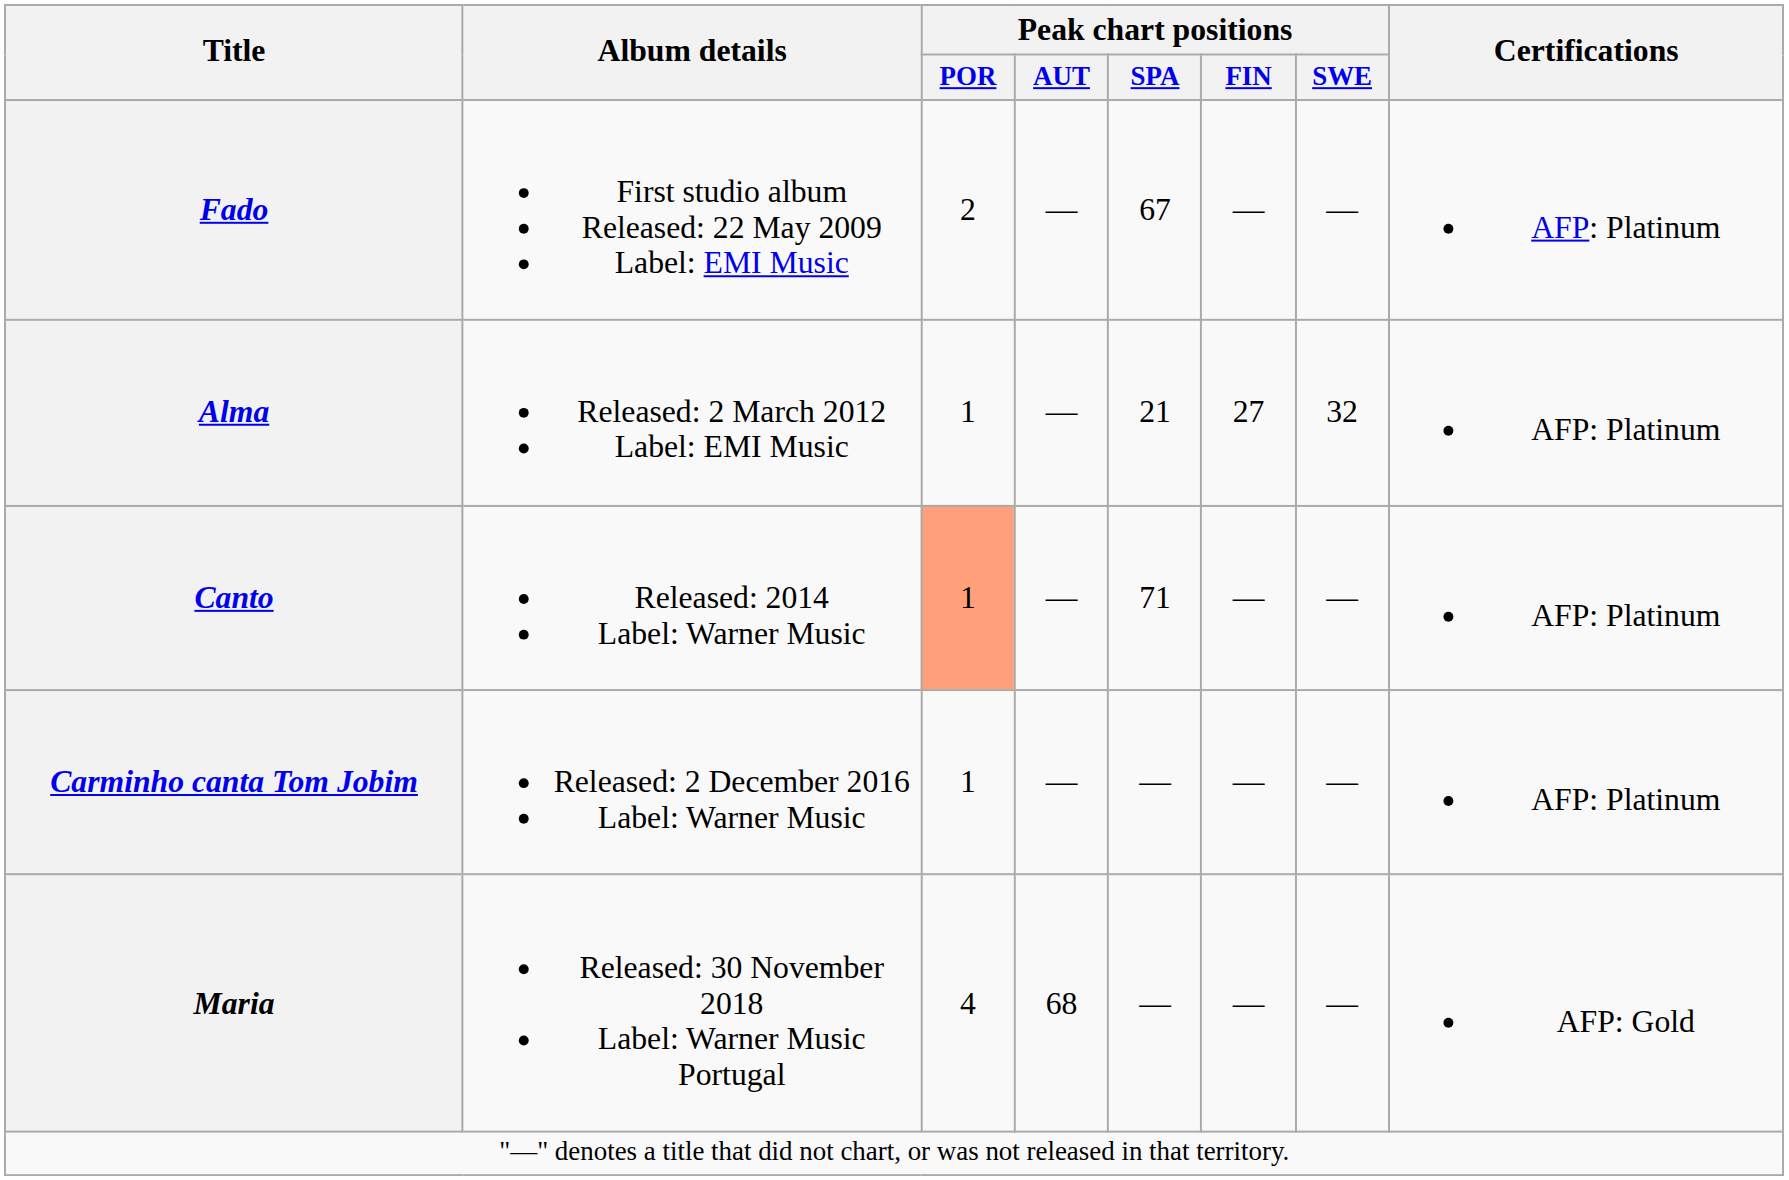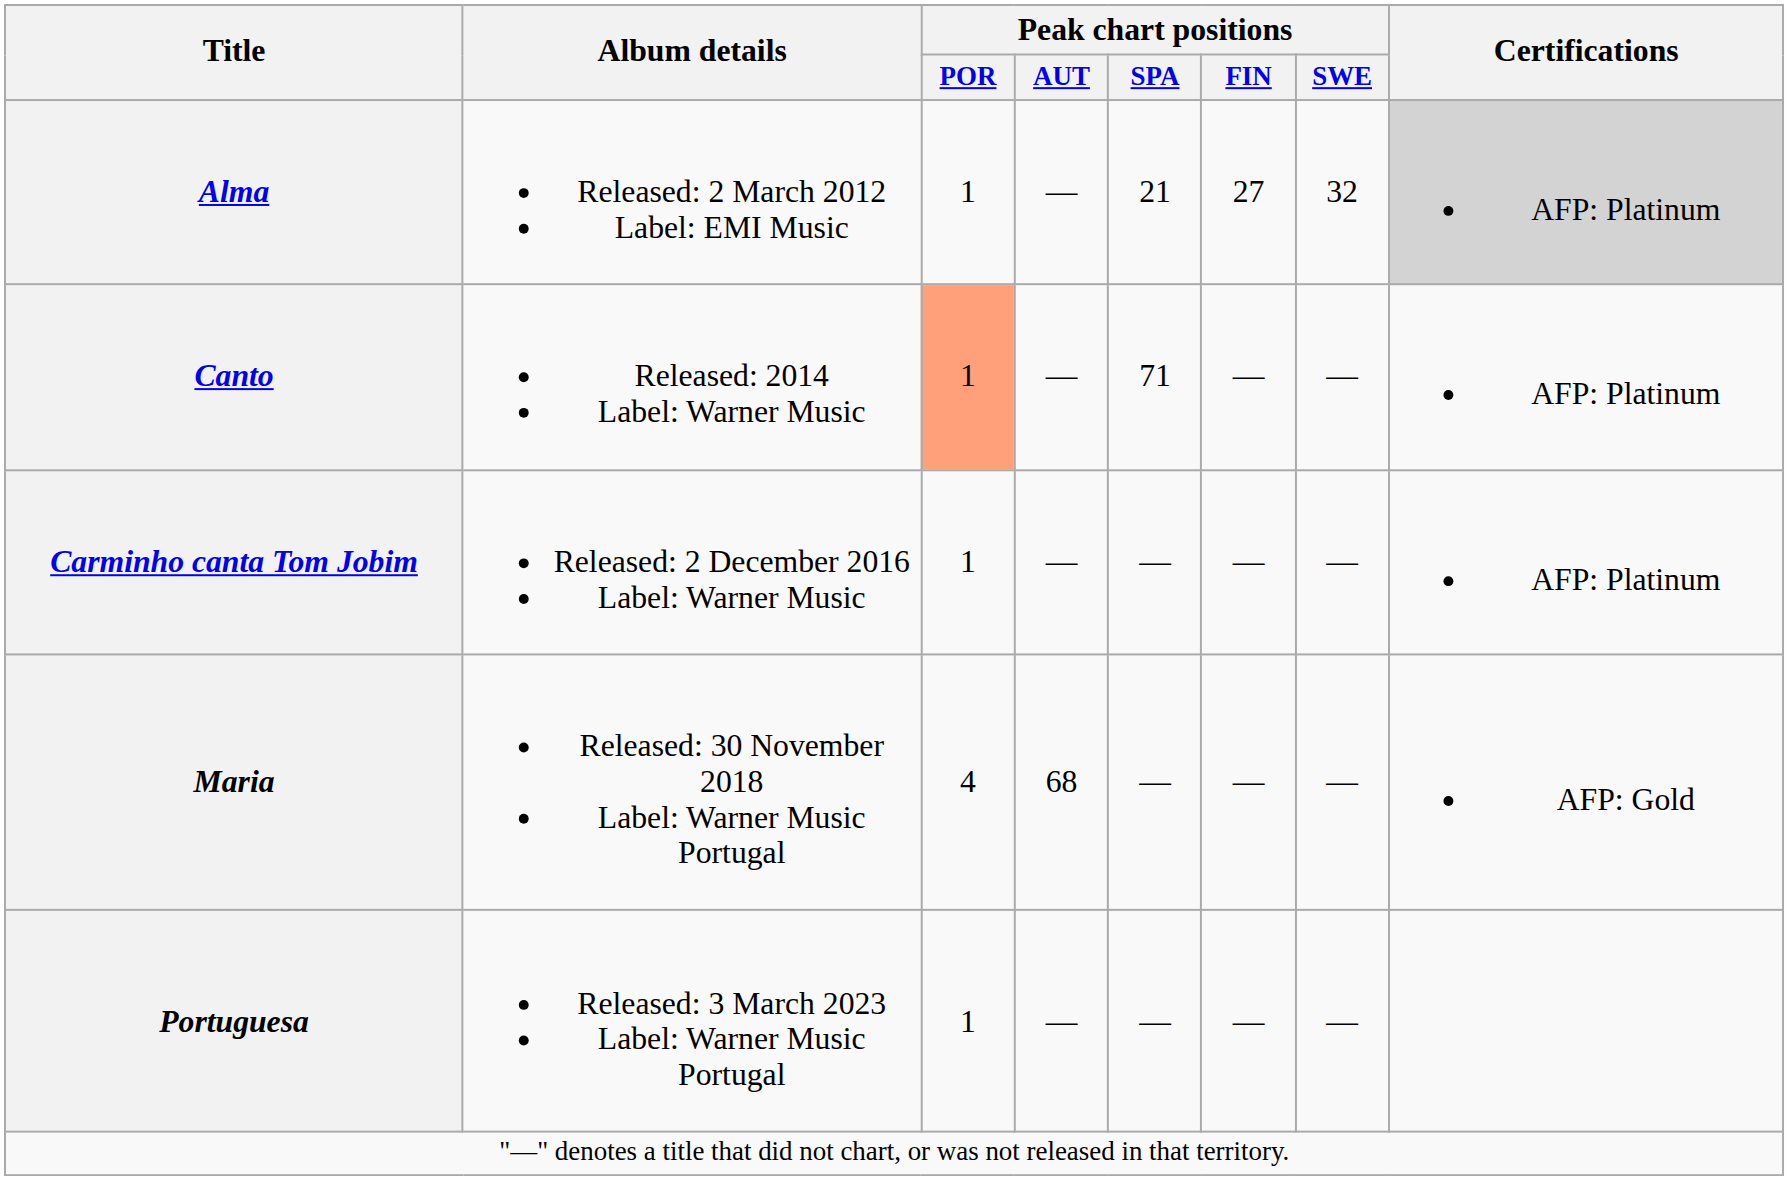- row: (234, 209)
(1586, 430) no background -> (1586, 210) lightgrey background
+ row: (234, 1020)
